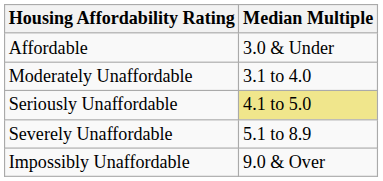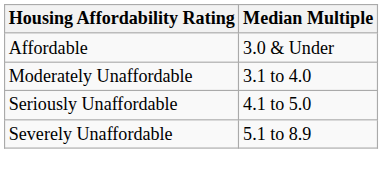(277, 104) khaki background -> (277, 104) no background
- row: (99, 162)
